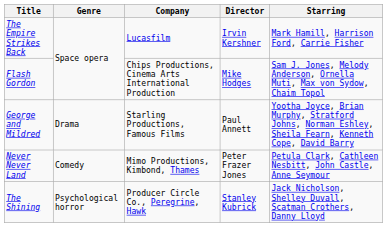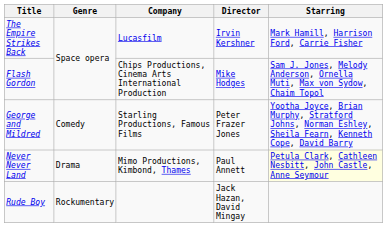(67, 125) Drama -> (70, 125) Comedy
(237, 125) Paul Annett -> (230, 125) Peter Frazer Jones
(69, 166) Comedy -> (68, 166) Drama
(237, 166) Peter Frazer Jones -> (230, 166) Paul Annett
(325, 166) no background -> (324, 166) lightyellow background
+ row: (26, 202)
- row: (23, 202)
